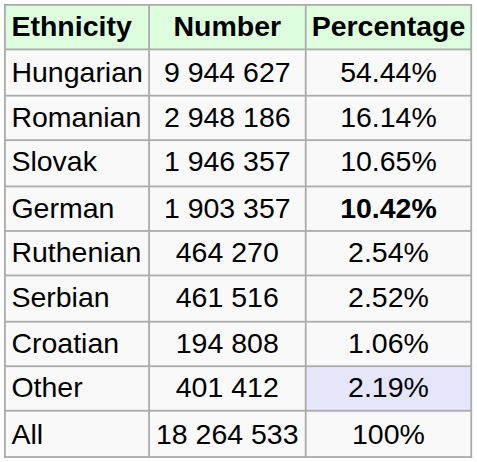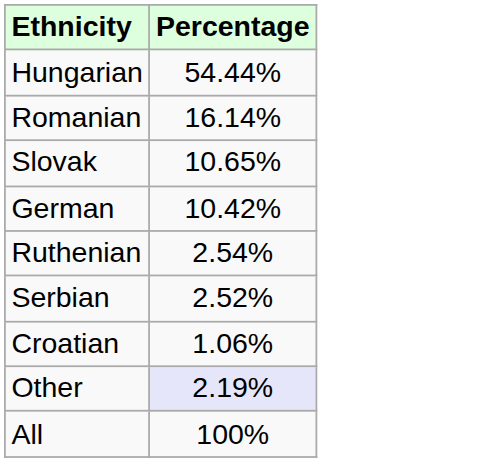- column: (227, 27)
(388, 207) bold -> (233, 207) normal
